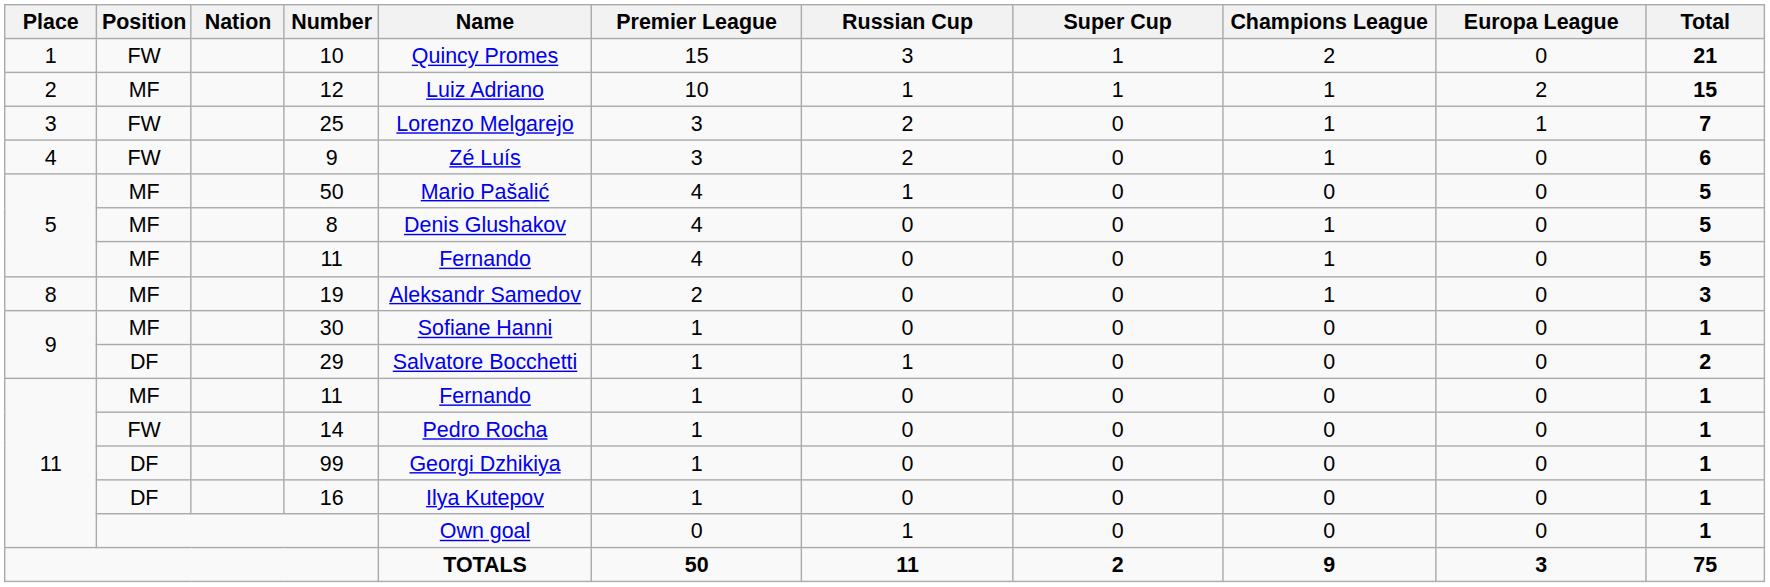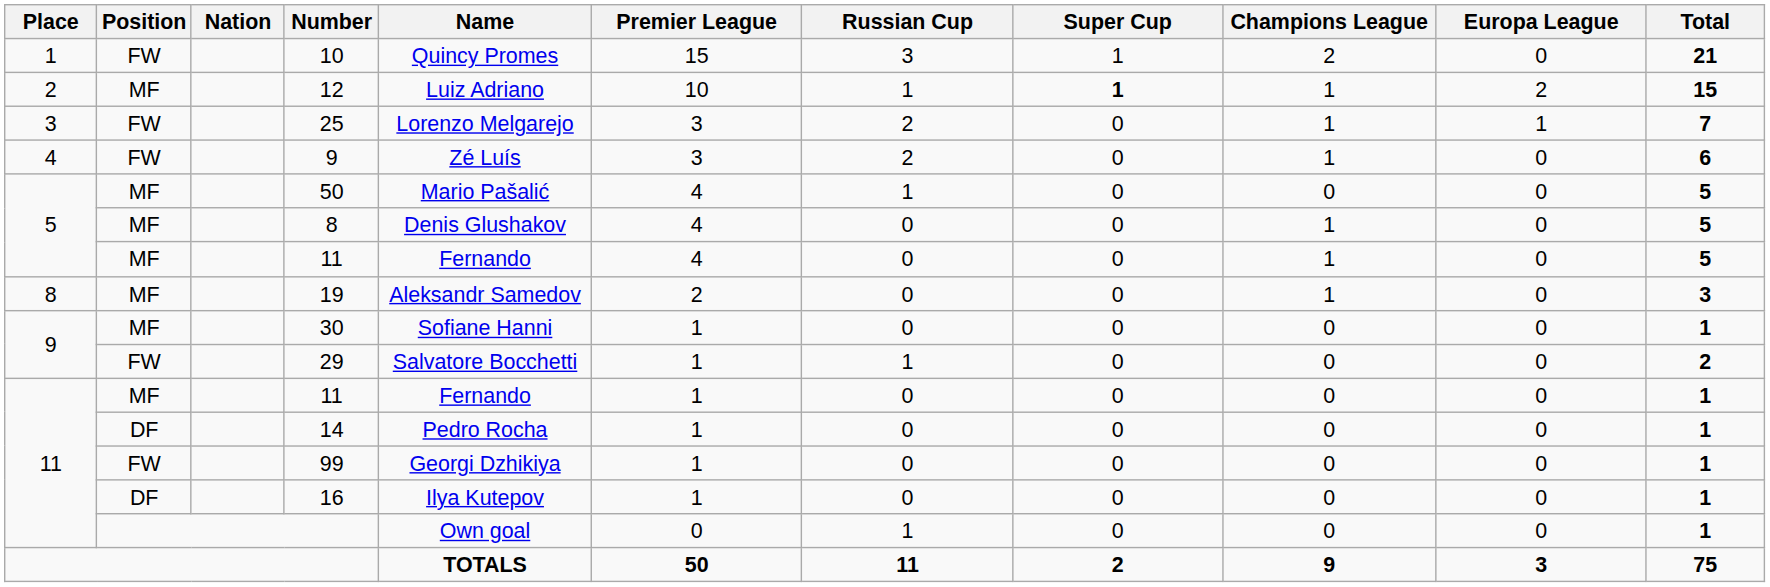(1118, 90) normal -> (1118, 90) bold
(144, 361) DF -> (144, 361) FW
(144, 429) FW -> (144, 429) DF
(144, 463) DF -> (144, 463) FW
